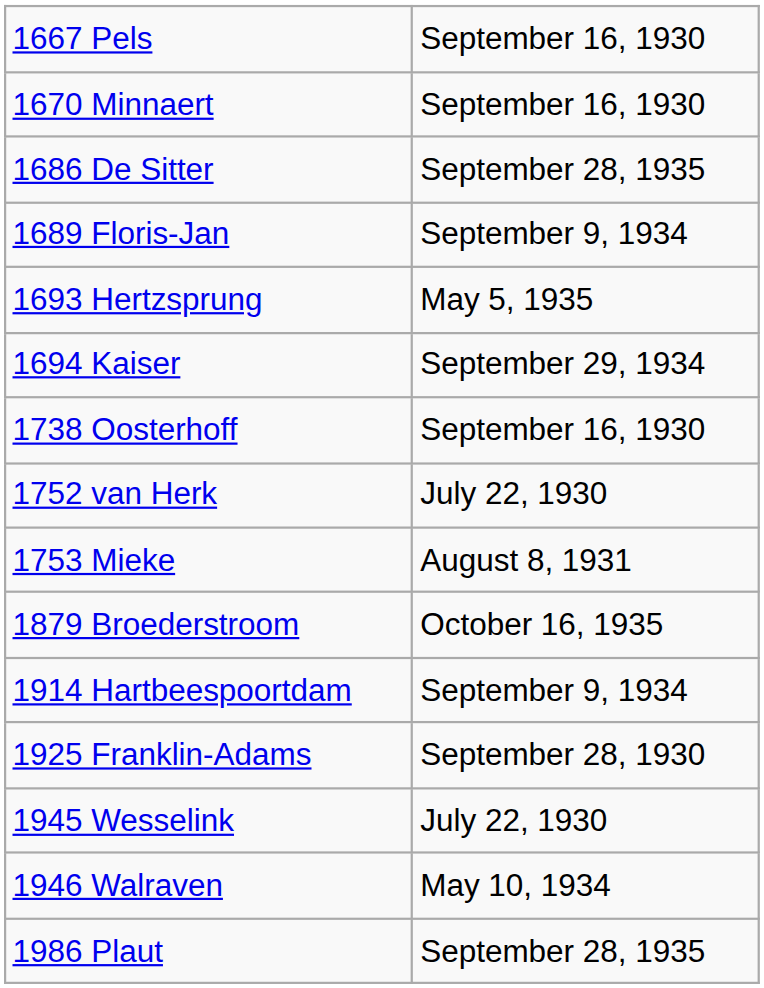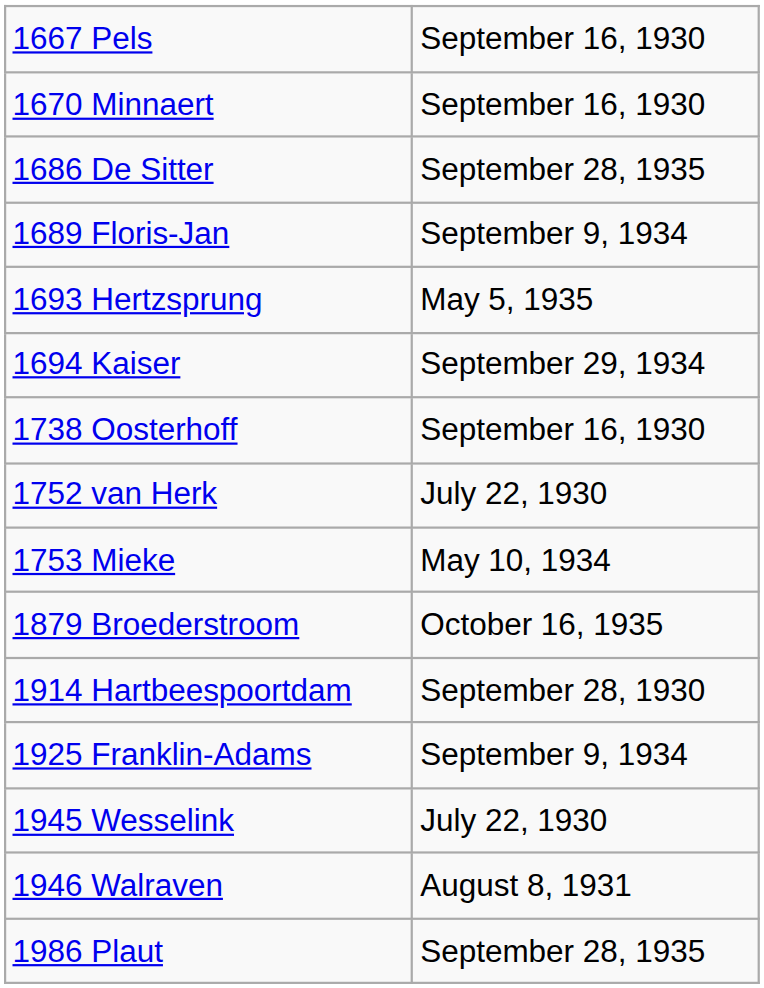(526, 559) August 8, 1931 -> (516, 559) May 10, 1934
(554, 690) September 9, 1934 -> (563, 690) September 28, 1930
(563, 755) September 28, 1930 -> (554, 755) September 9, 1934
(516, 885) May 10, 1934 -> (526, 885) August 8, 1931
